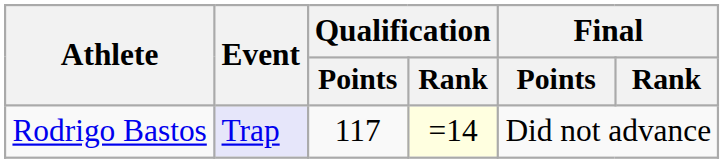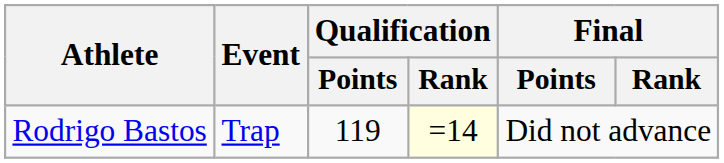(251, 131) lavender background -> (251, 131) no background
(358, 131) 117 -> (358, 131) 119
